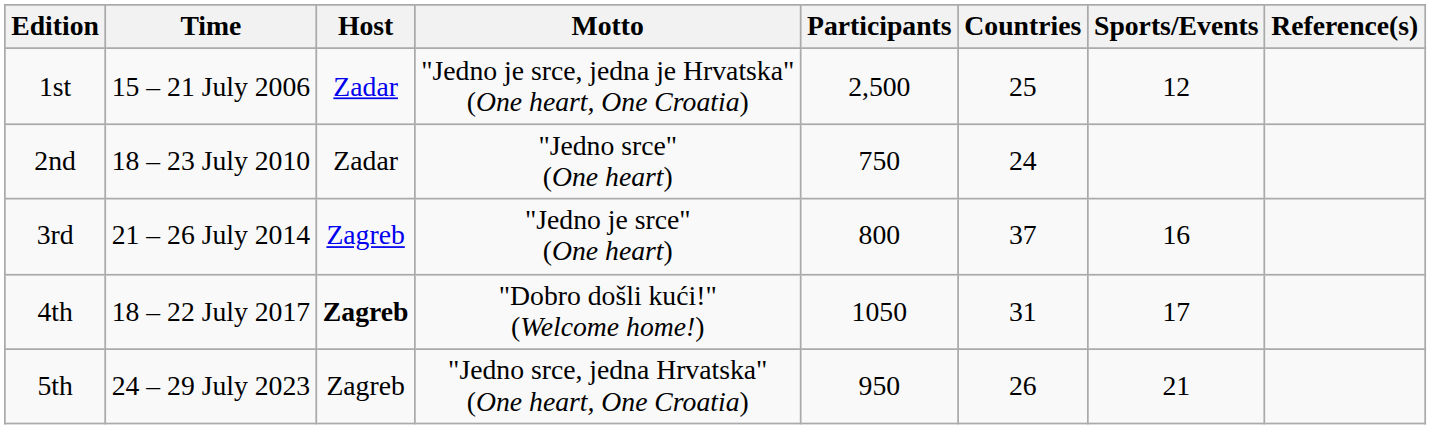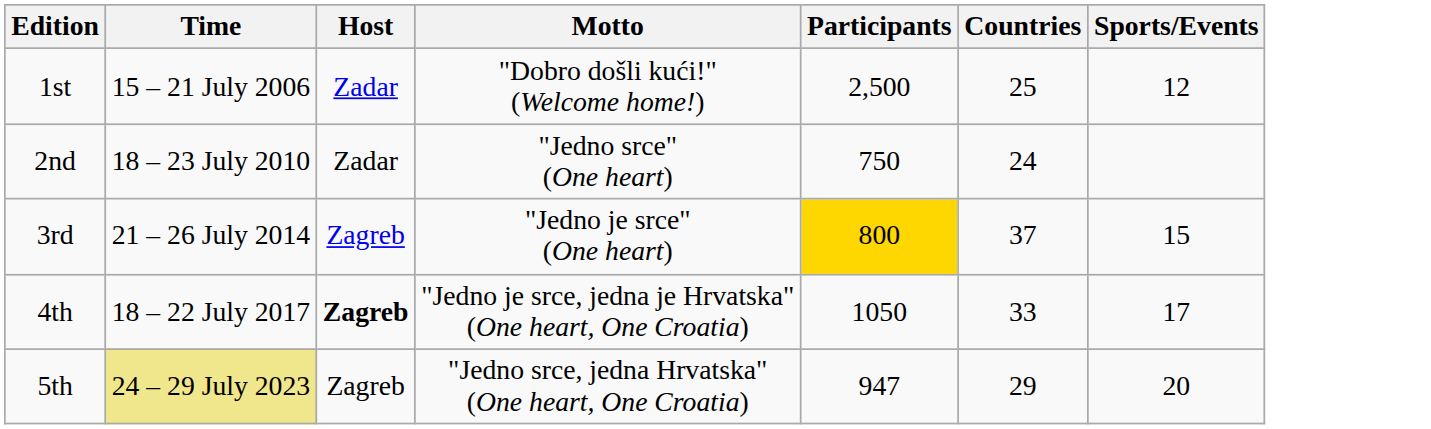- column: (1345, 26)
(608, 85) "Jedno je srce, jedna je Hrvatska" (One heart, One Croatia) -> (608, 85) "Dobro došli kući!" (Welcome home!)
(879, 235) no background -> (879, 235) gold background
(1176, 235) 16 -> (1176, 235) 15
(608, 311) "Dobro došli kući!" (Welcome home!) -> (608, 311) "Jedno je srce, jedna je Hrvatska" (One heart, One Croatia)
(1023, 311) 31 -> (1023, 311) 33
(211, 386) no background -> (211, 386) khaki background
(879, 386) 950 -> (879, 386) 947
(1023, 386) 26 -> (1023, 386) 29
(1176, 386) 21 -> (1176, 386) 20
